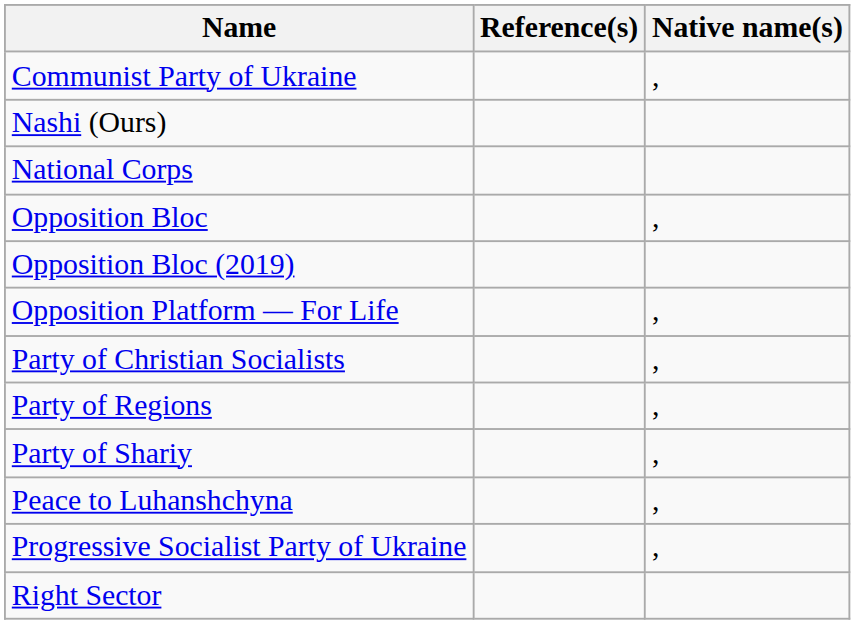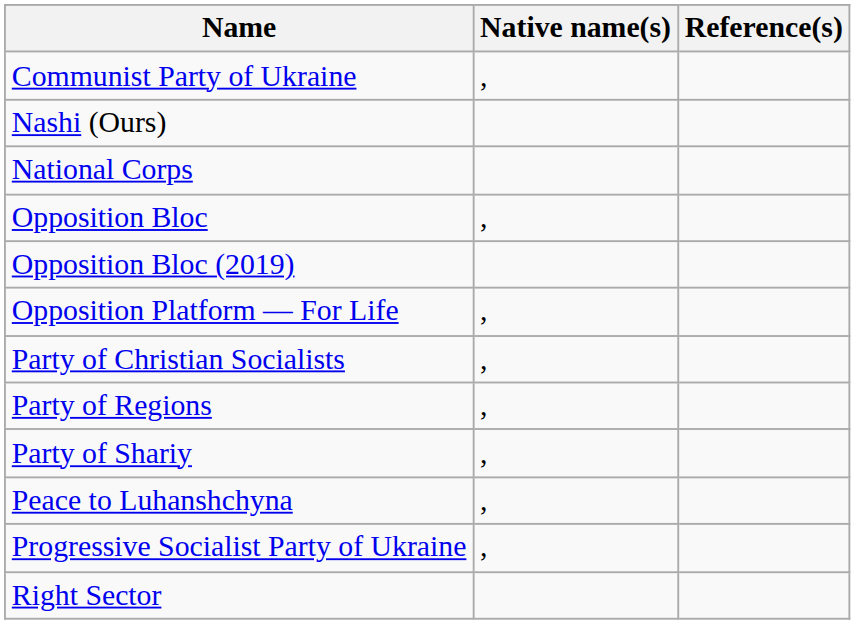columns swapped: (747, 28) <-> (559, 28)
